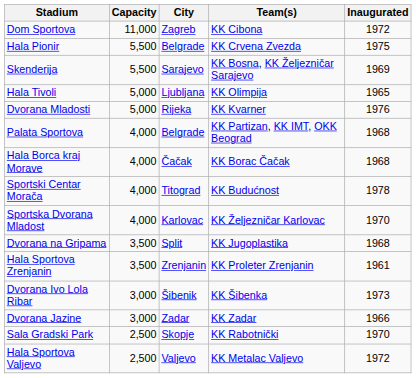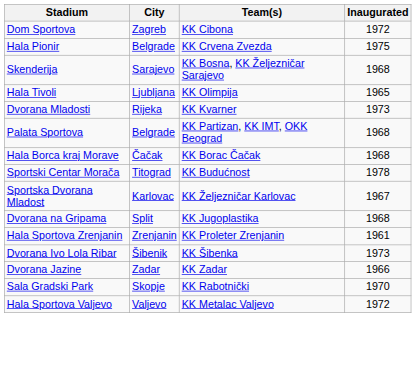- column: (134, 13)
(378, 70) 1969 -> (378, 70) 1968
(378, 110) 1976 -> (378, 110) 1973
(378, 220) 1970 -> (378, 196) 1967
